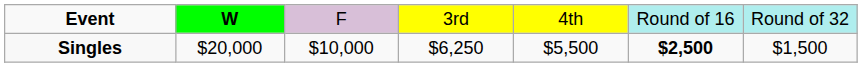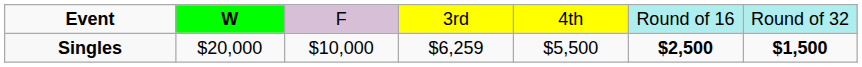(456, 48) $6,250 -> (456, 48) $6,259
(800, 48) normal -> (800, 48) bold
